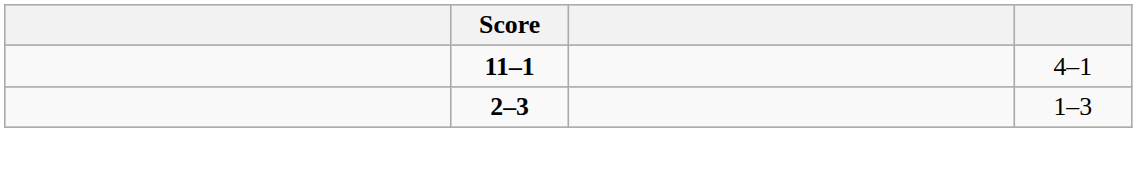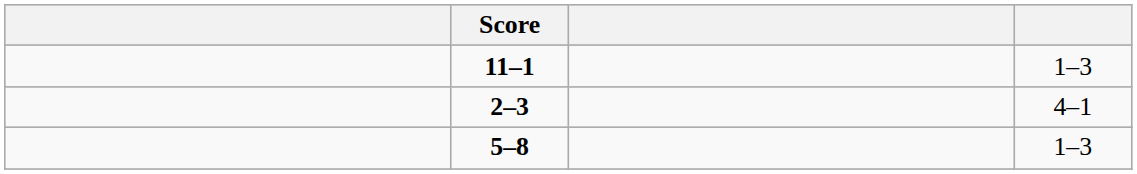(1073, 65) 4–1 -> (1073, 65) 1–3
(1073, 106) 1–3 -> (1073, 106) 4–1
+ row: (510, 147)
